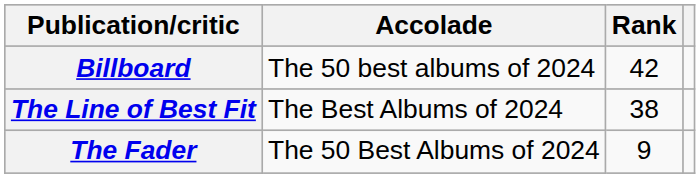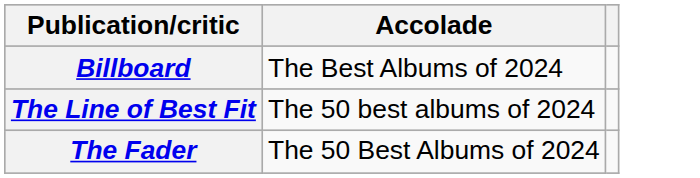- column: (644, 25)
(432, 67) The 50 best albums of 2024 -> (416, 67) The Best Albums of 2024
(416, 109) The Best Albums of 2024 -> (432, 109) The 50 best albums of 2024
